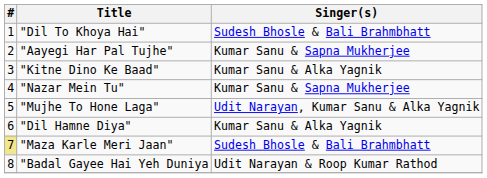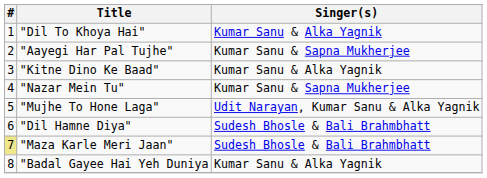(322, 33) Sudesh Bhosle & Bali Brahmbhatt -> (298, 33) Kumar Sanu & Alka Yagnik
(298, 127) Kumar Sanu & Alka Yagnik -> (322, 127) Sudesh Bhosle & Bali Brahmbhatt
(326, 164) Udit Narayan & Roop Kumar Rathod -> (298, 164) Kumar Sanu & Alka Yagnik
